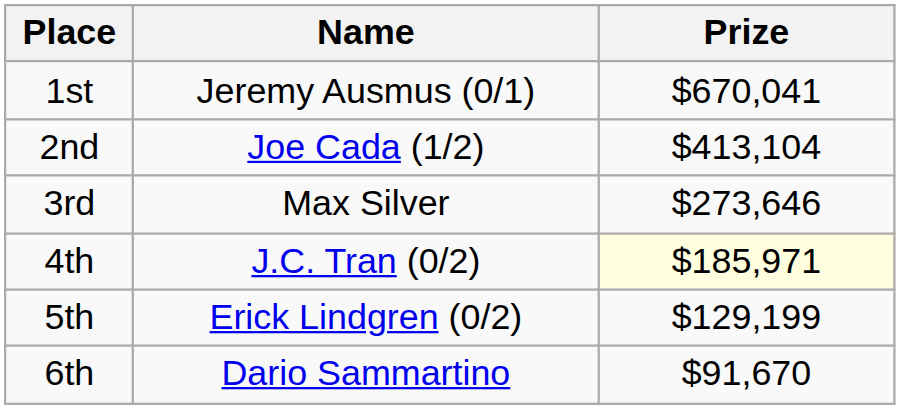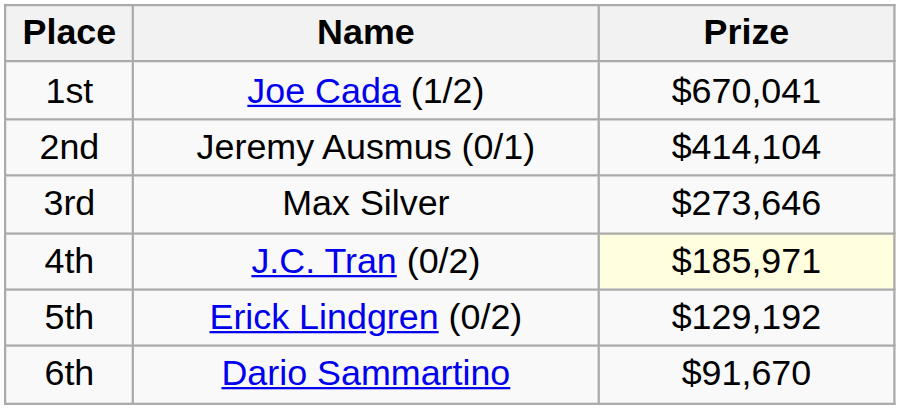(366, 89) Jeremy Ausmus (0/1) -> (366, 89) Joe Cada (1/2)
(366, 146) Joe Cada (1/2) -> (366, 146) Jeremy Ausmus (0/1)
(746, 146) $413,104 -> (746, 146) $414,104
(746, 317) $129,199 -> (746, 317) $129,192
